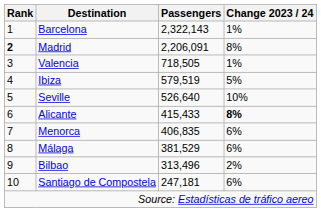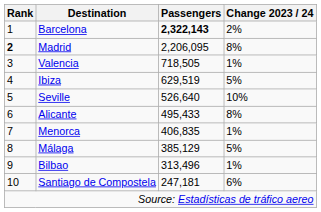(185, 29) normal -> (185, 29) bold
(234, 29) 1% -> (234, 29) 2%
(185, 46) 2,206,091 -> (185, 46) 2,206,095
(180, 80) 579,519 -> (180, 80) 629,519
(180, 114) 415,433 -> (180, 114) 495,433
(234, 114) bold -> (234, 114) normal
(234, 131) 6% -> (234, 131) 1%
(180, 148) 381,529 -> (180, 148) 385,129
(234, 148) 6% -> (234, 148) 5%
(234, 165) 2% -> (234, 165) 1%
